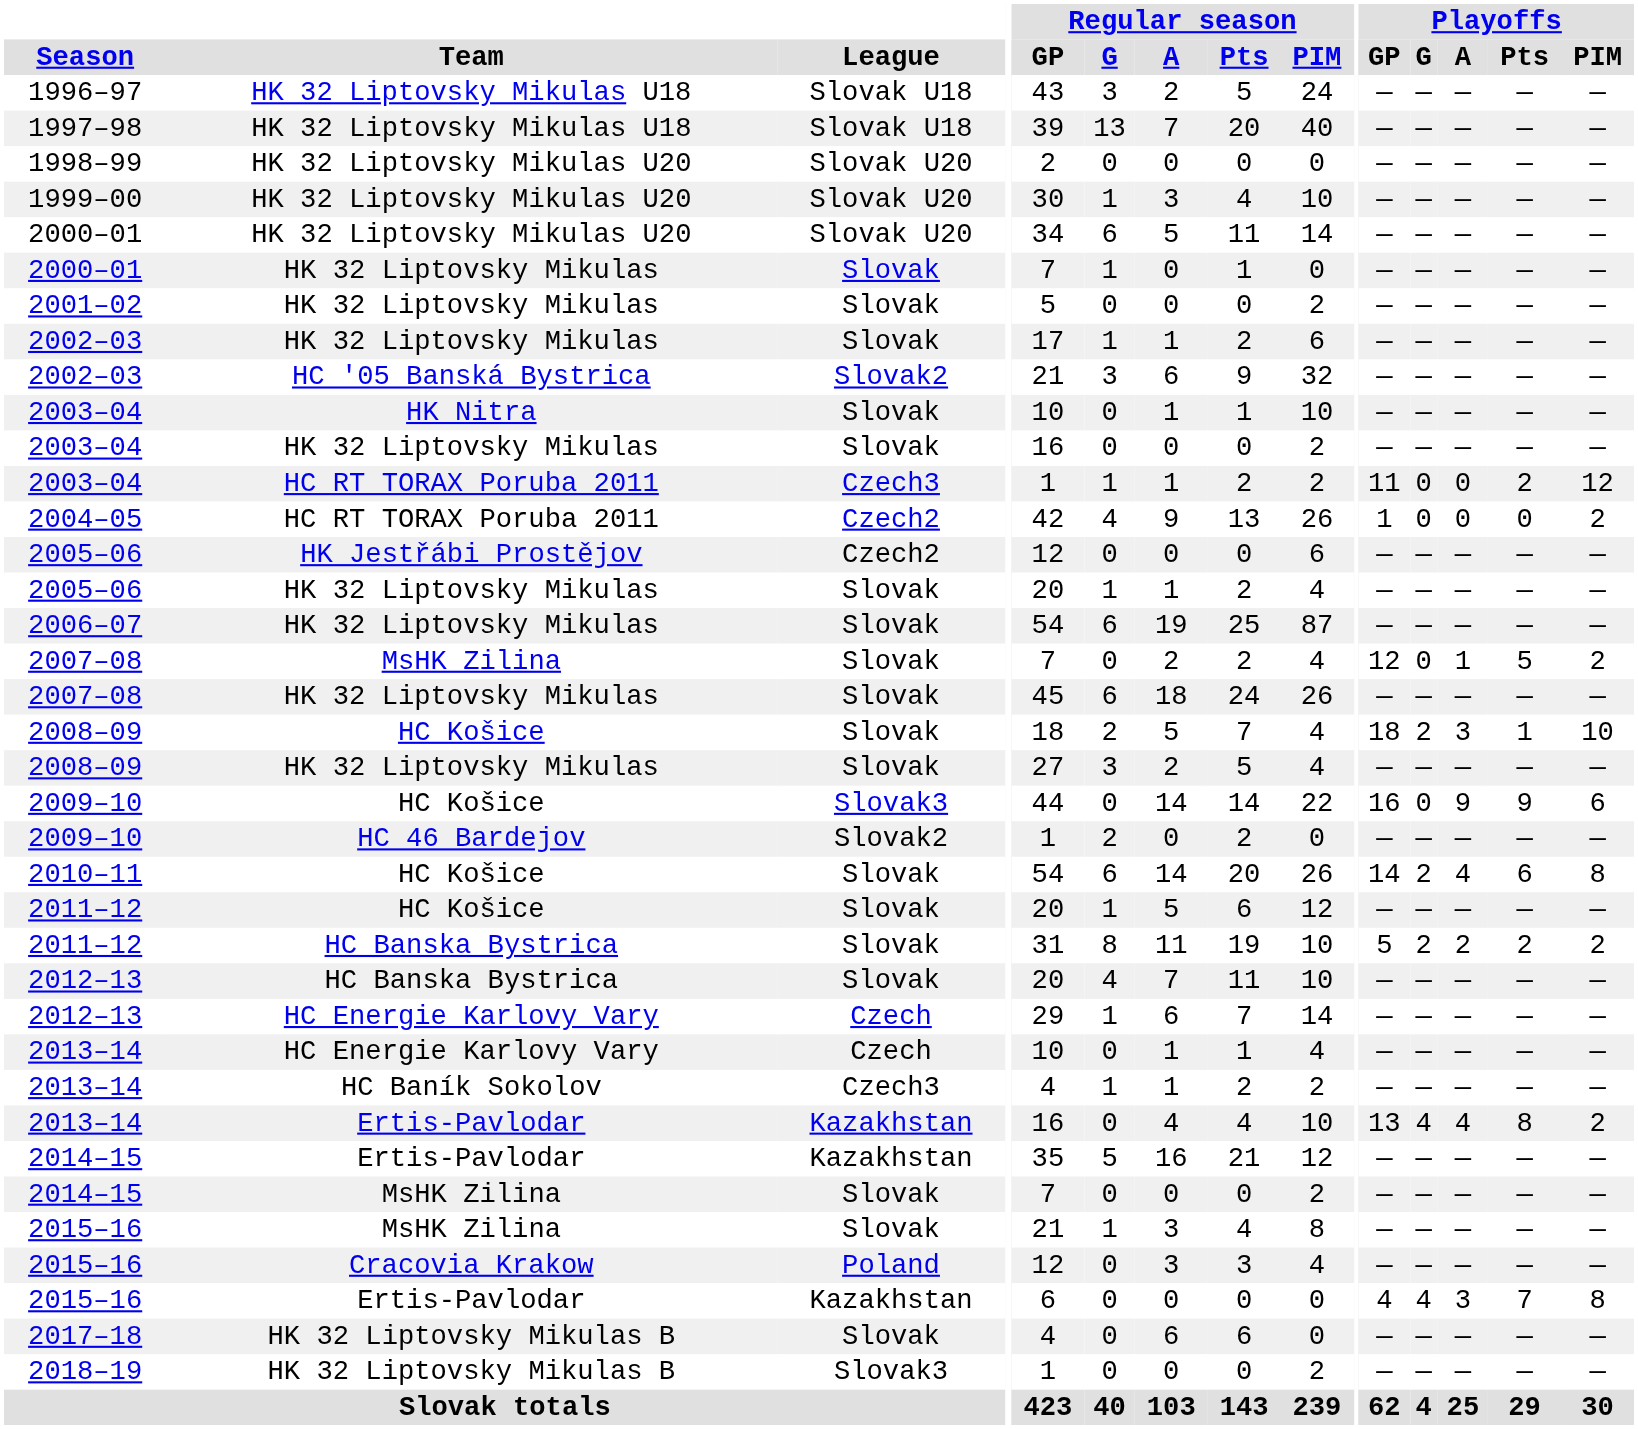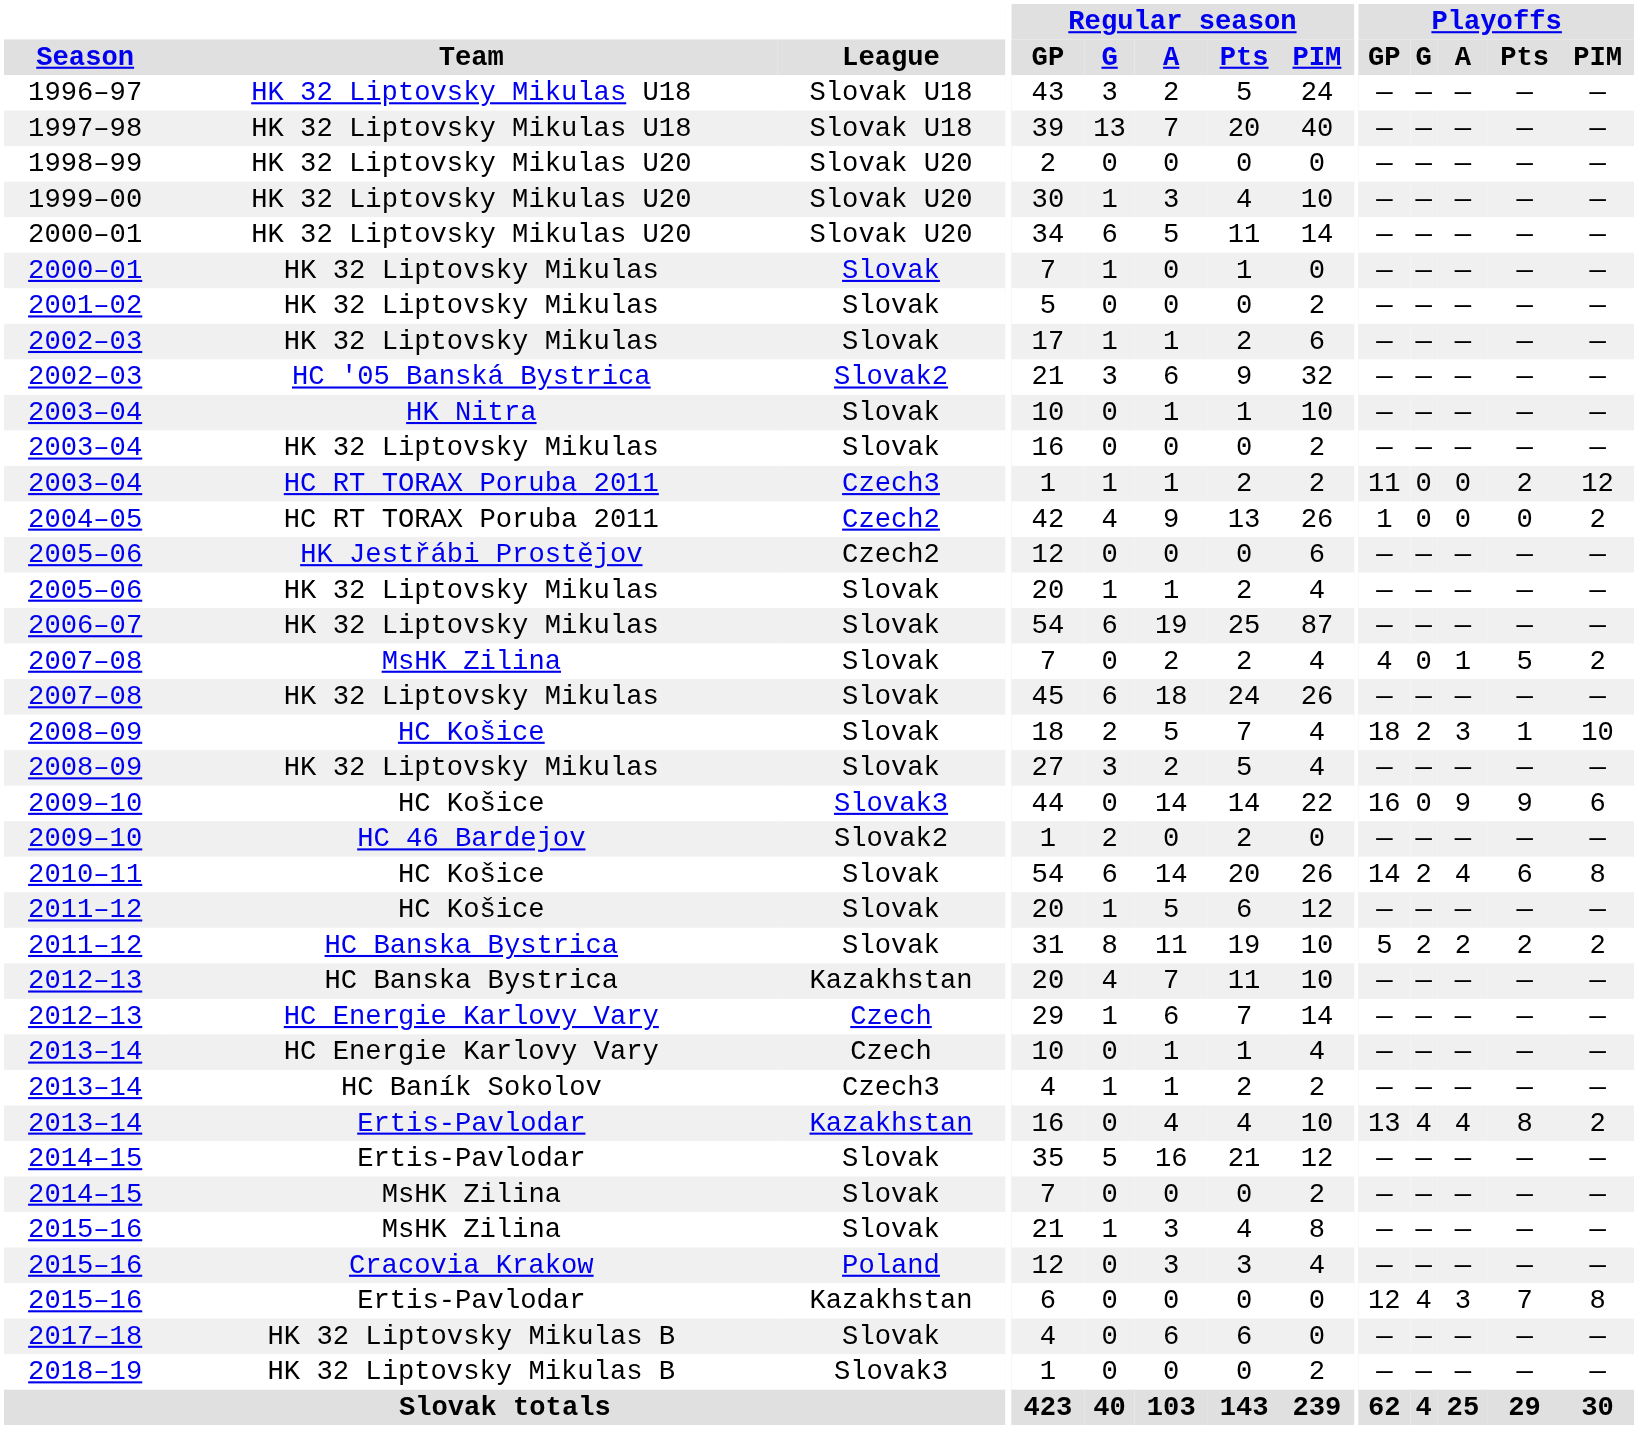(1384, 661) 12 -> (1384, 661) 4
(891, 981) Slovak -> (891, 981) Kazakhstan
(891, 1159) Kazakhstan -> (891, 1159) Slovak
(1384, 1301) 4 -> (1384, 1301) 12
